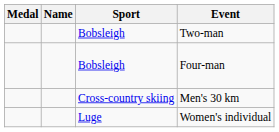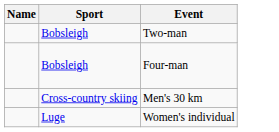- column: (23, 14)
